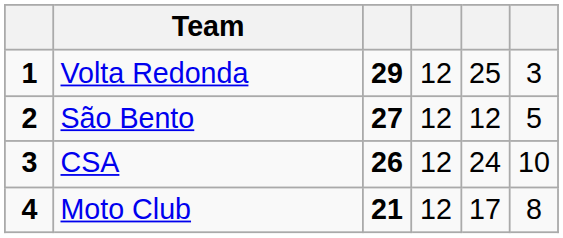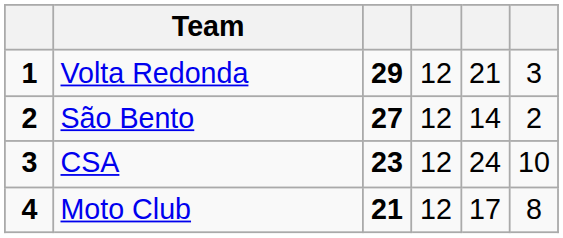(485, 72) 25 -> (485, 72) 21
(485, 118) 12 -> (485, 118) 14
(534, 118) 5 -> (534, 118) 2
(387, 163) 26 -> (387, 163) 23
